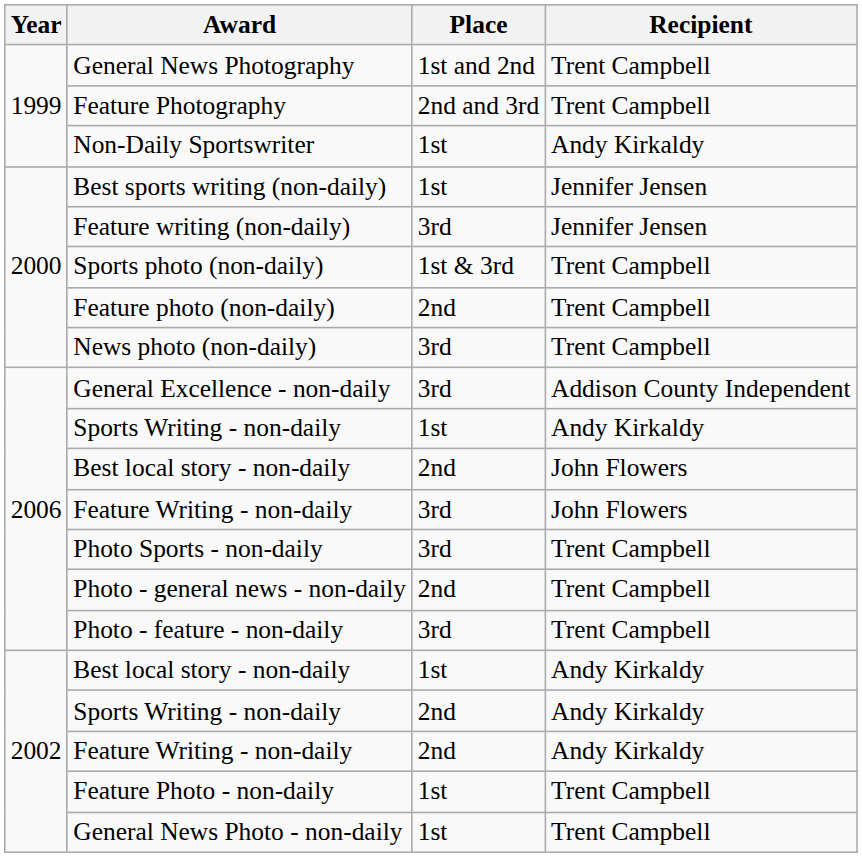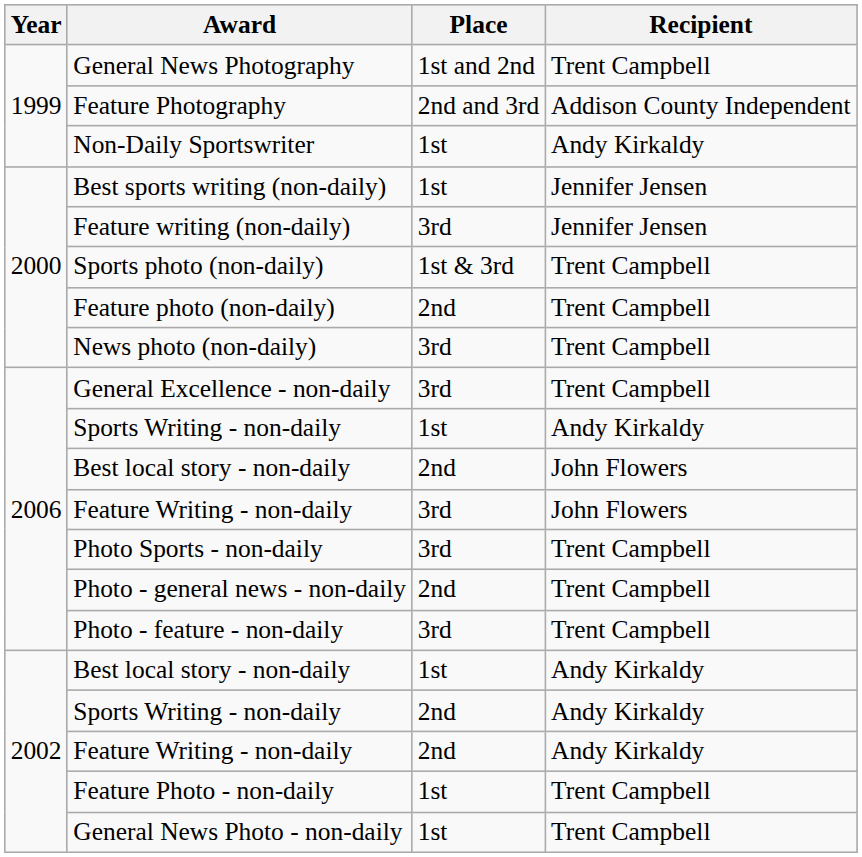(631, 105) Trent Campbell -> (701, 105) Addison County Independent
(701, 387) Addison County Independent -> (631, 387) Trent Campbell
